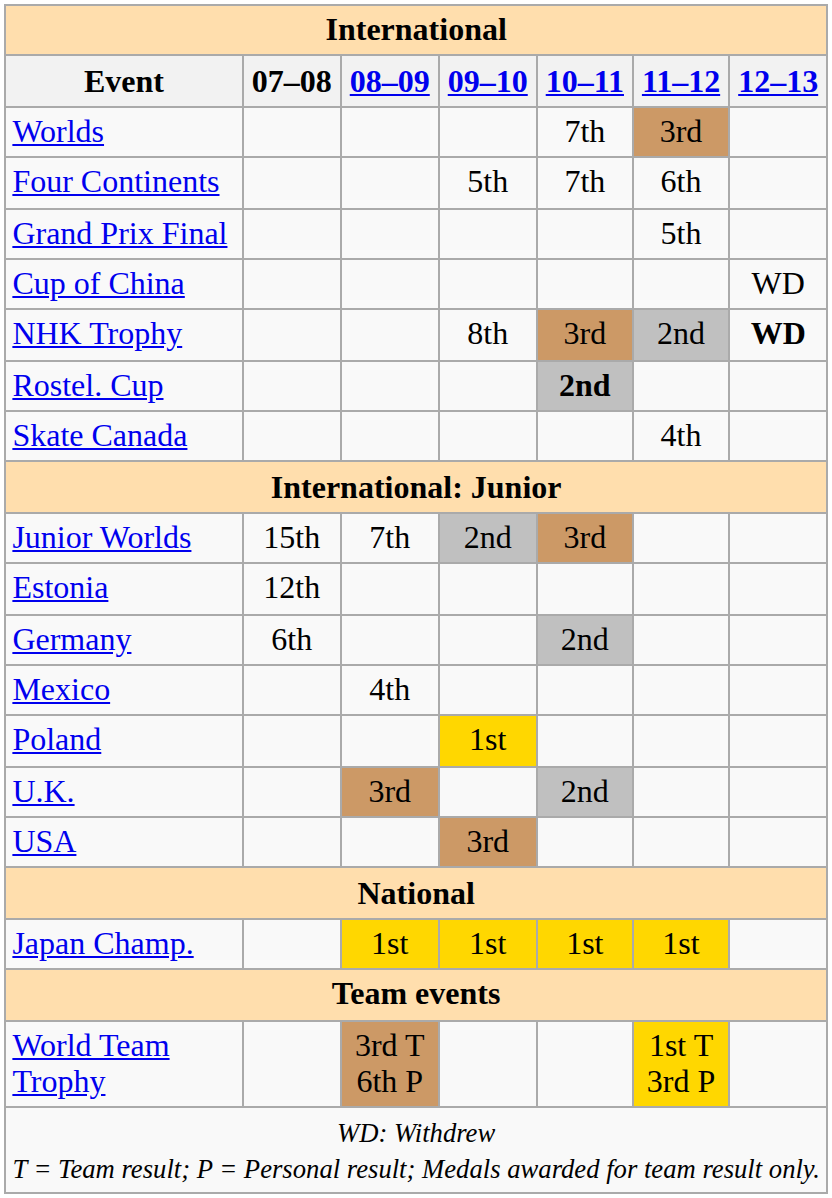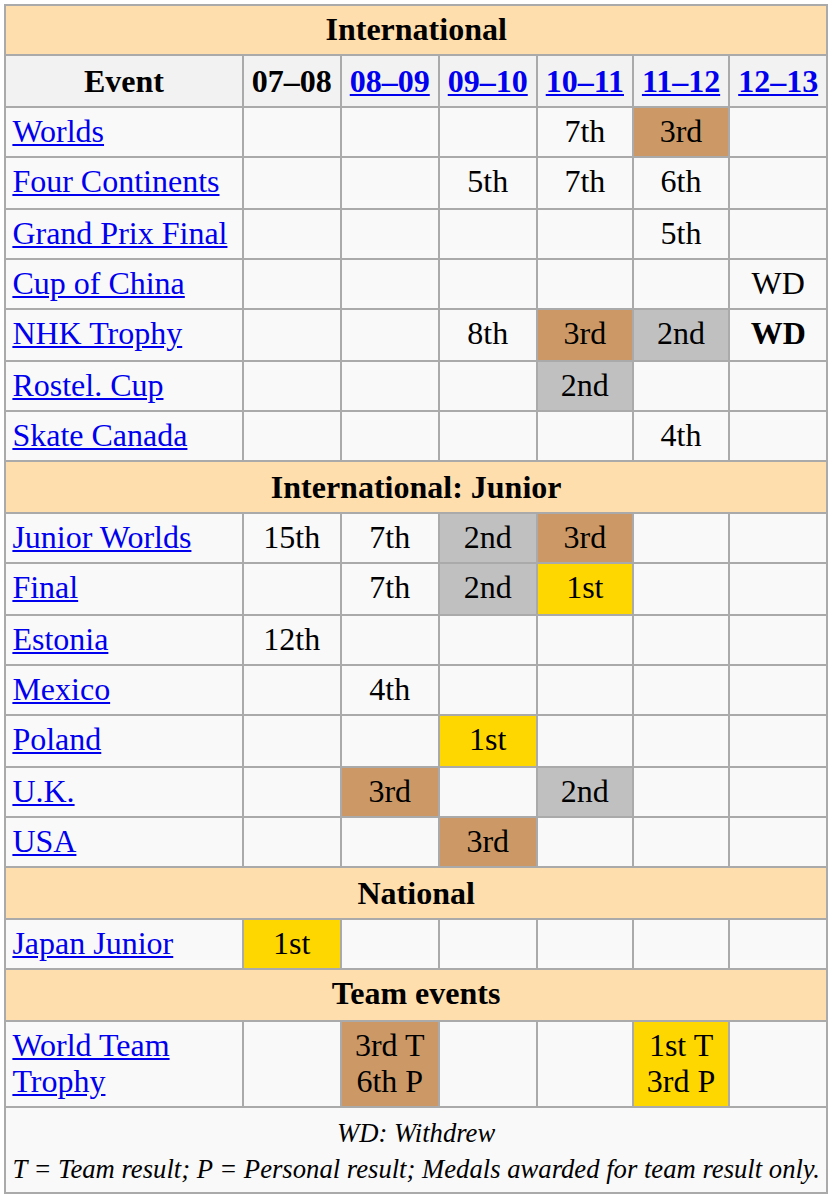(585, 385) bold -> (585, 385) normal
+ row: (45, 588)
- row: (72, 638)
- row: (103, 943)
+ row: (93, 943)
